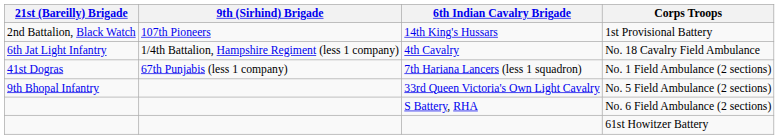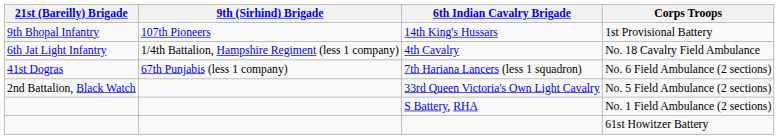(71, 32) 2nd Battalion, Black Watch -> (53, 32) 9th Bhopal Infantry
(688, 69) No. 1 Field Ambulance (2 sections) -> (688, 69) No. 6 Field Ambulance (2 sections)
(53, 87) 9th Bhopal Infantry -> (71, 87) 2nd Battalion, Black Watch
(688, 106) No. 6 Field Ambulance (2 sections) -> (688, 106) No. 1 Field Ambulance (2 sections)
